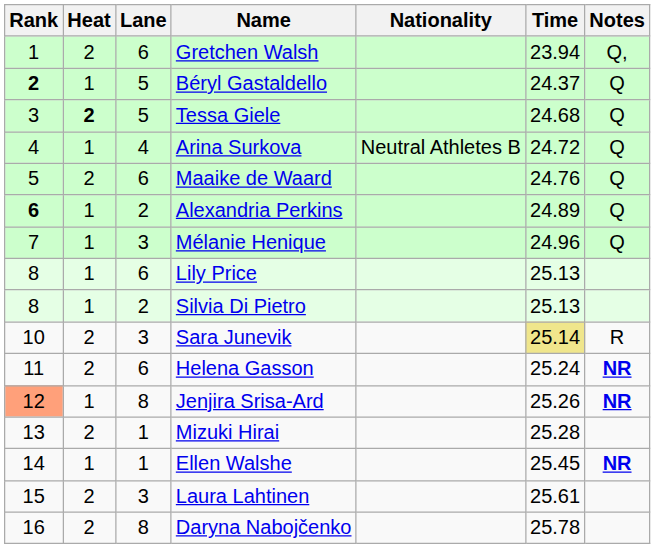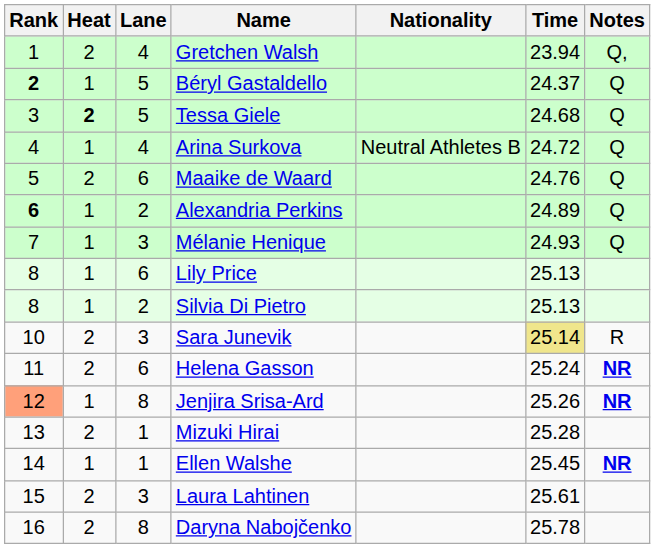(143, 52) 6 -> (143, 52) 4
(555, 242) 24.96 -> (555, 242) 24.93
